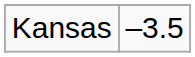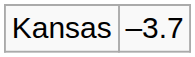(155, 28) –3.5 -> (155, 28) –3.7
